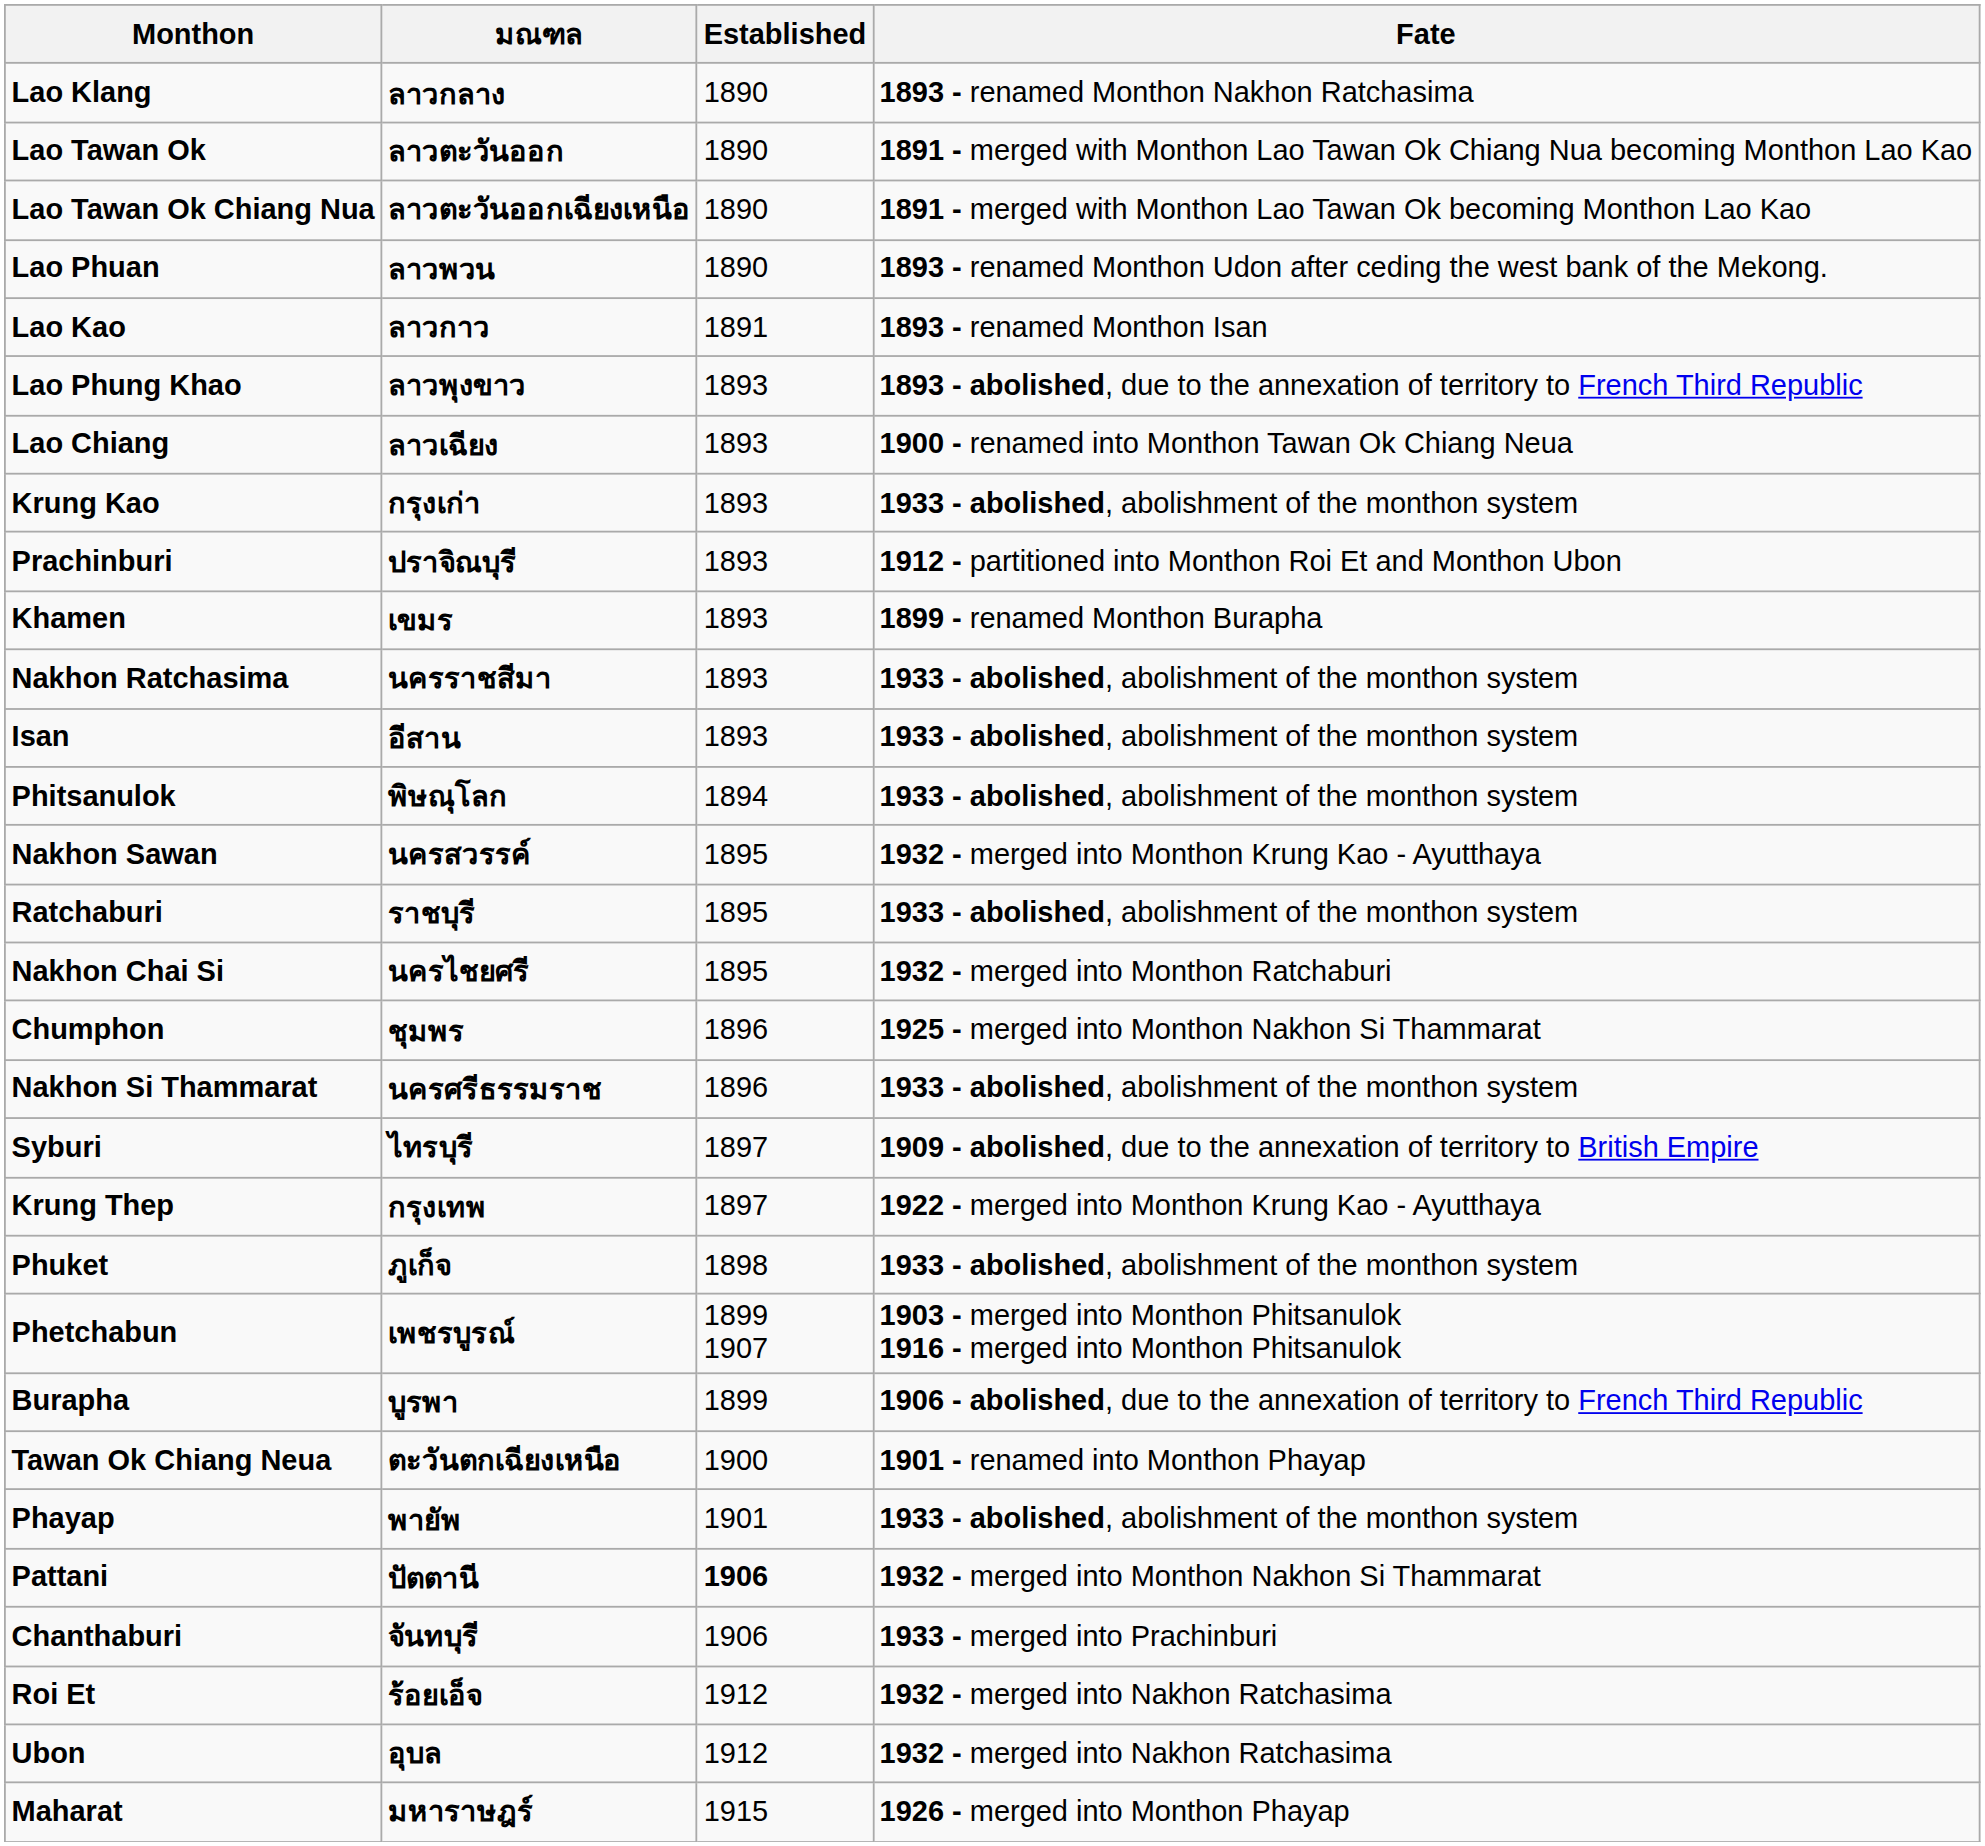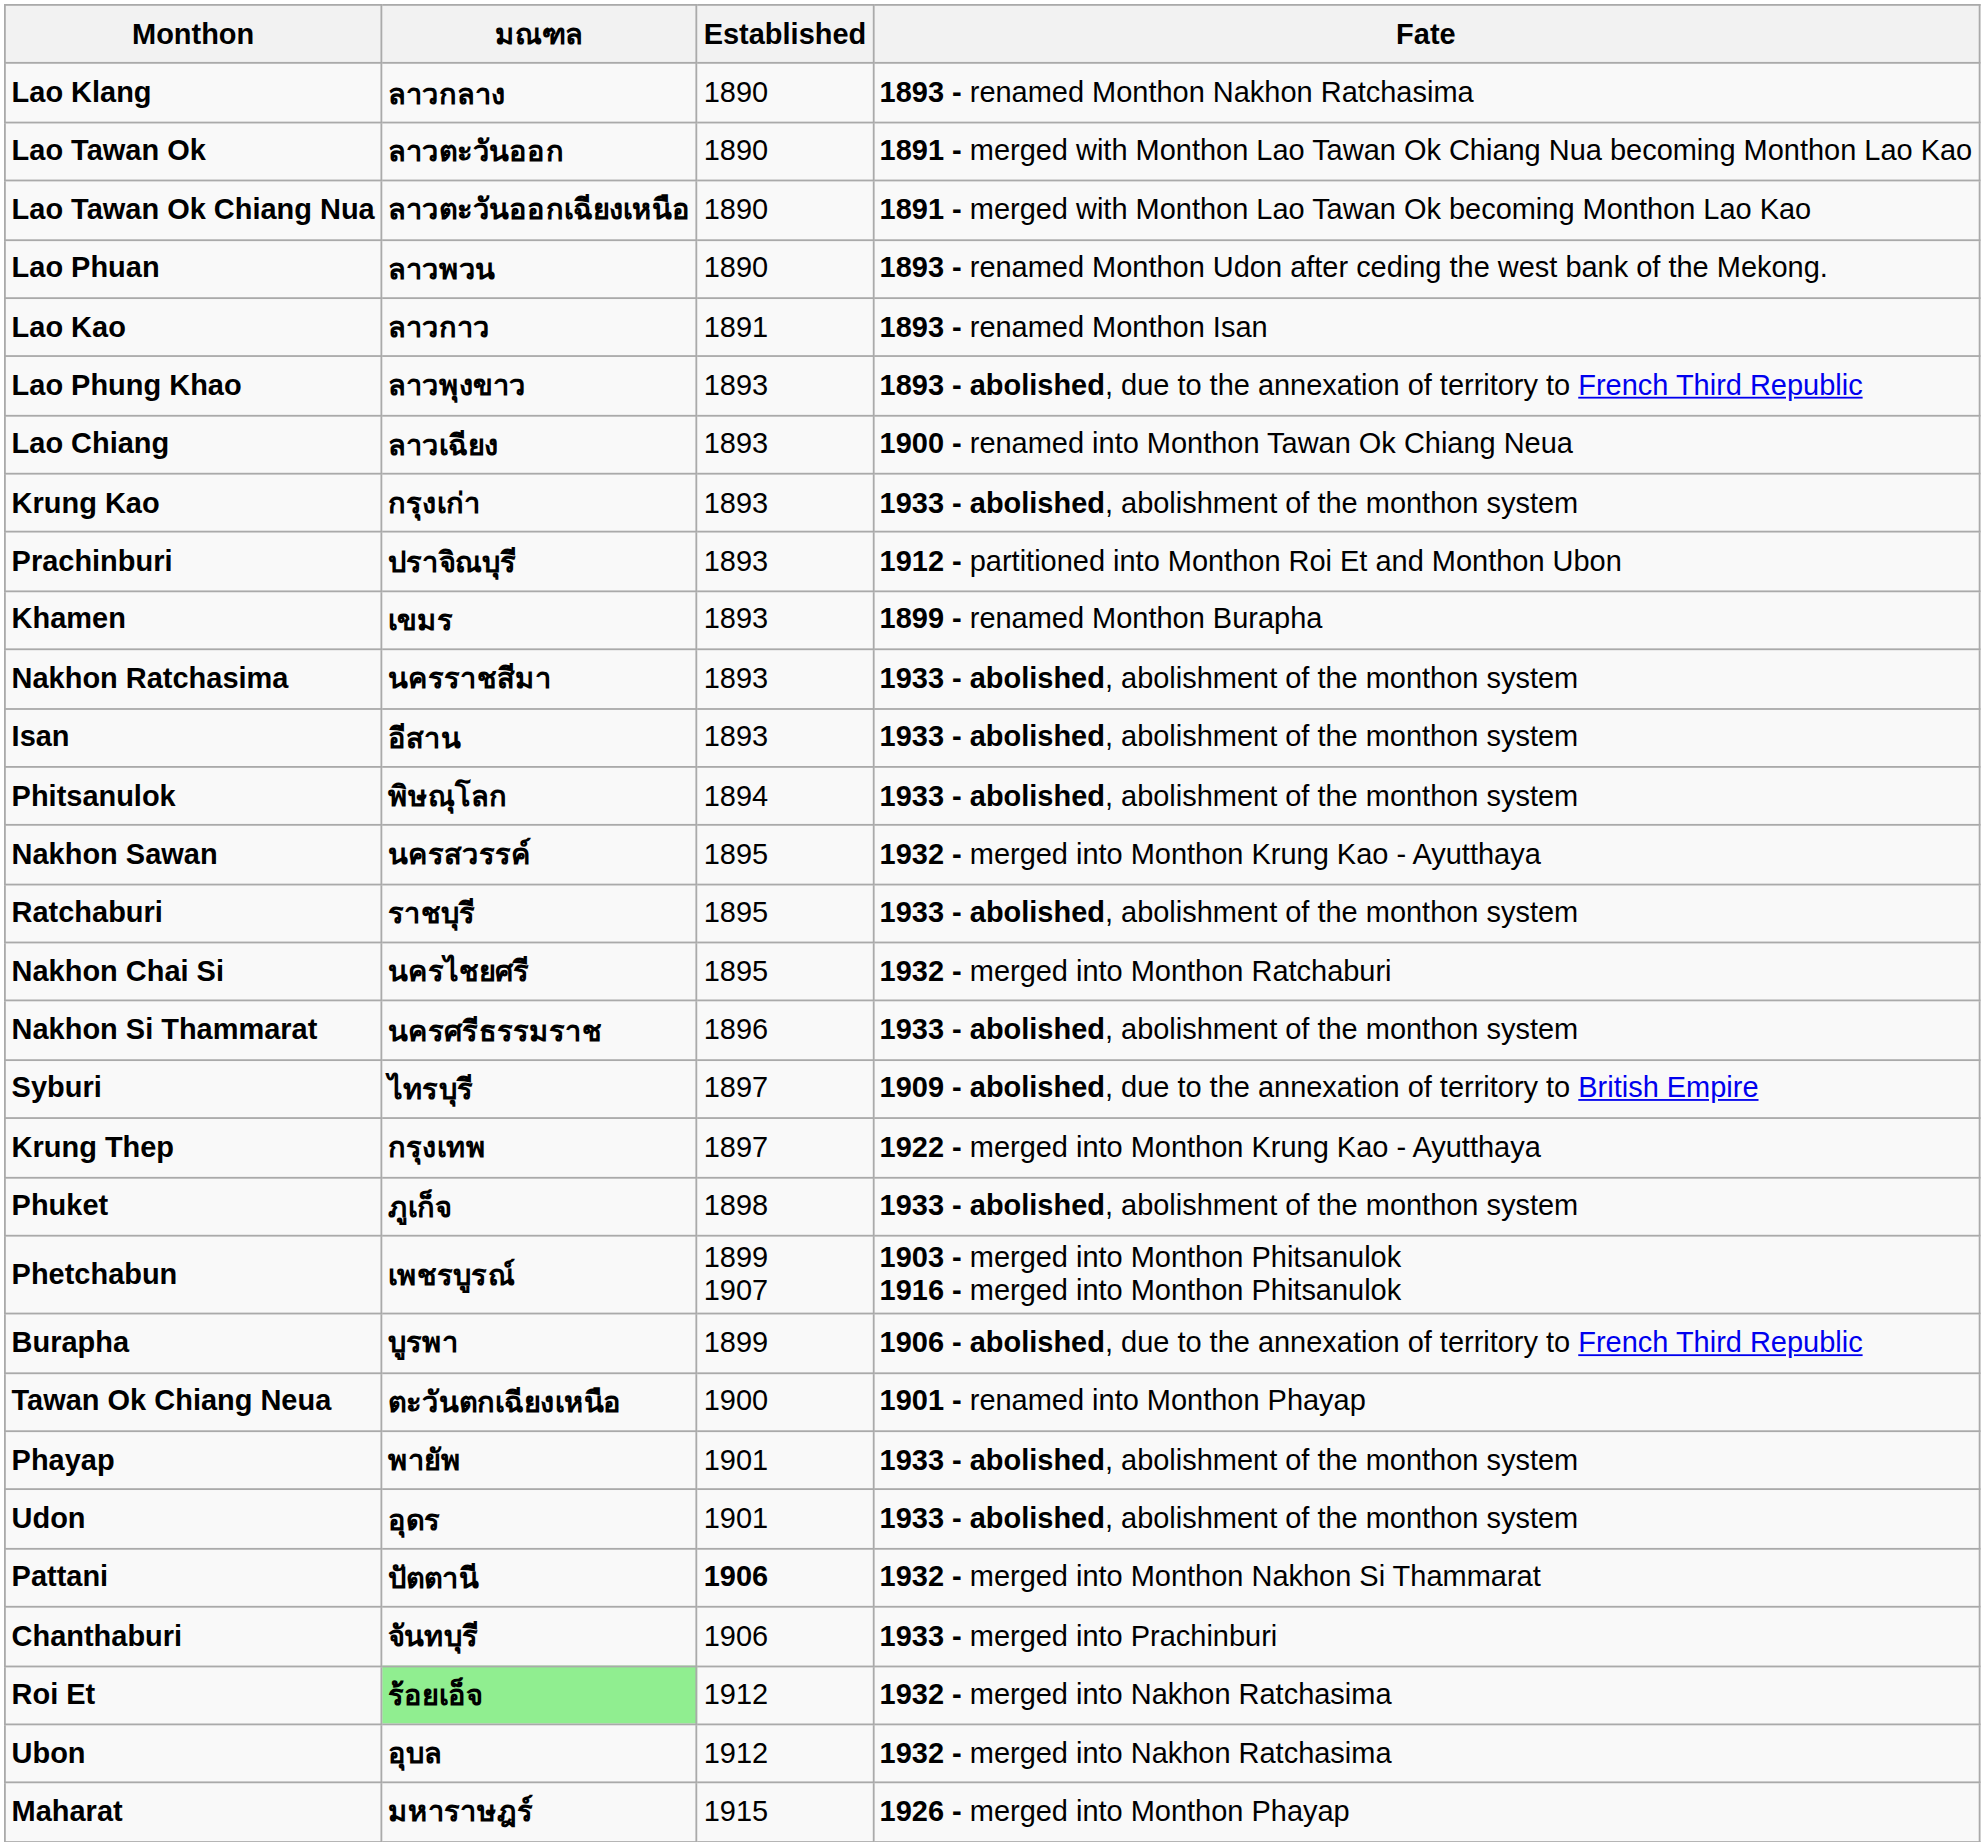- row: (88, 1029)
+ row: (49, 1518)
(435, 1695) no background -> (435, 1695) lightgreen background
